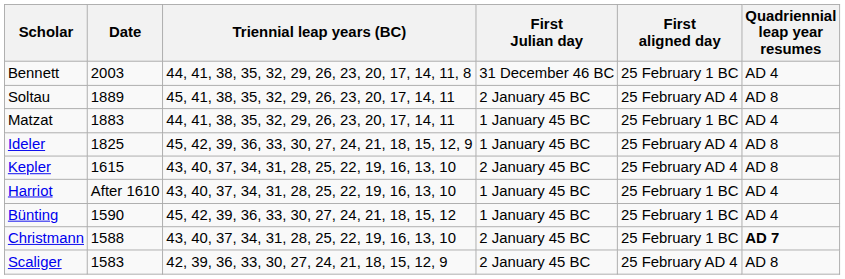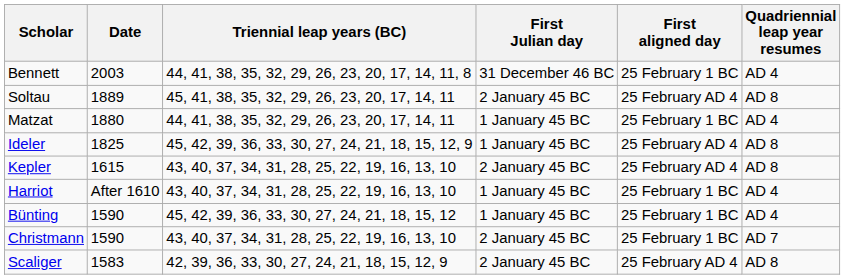(107, 120) 1883 -> (107, 120) 1880
(107, 238) 1588 -> (107, 238) 1590
(762, 238) bold -> (762, 238) normal
